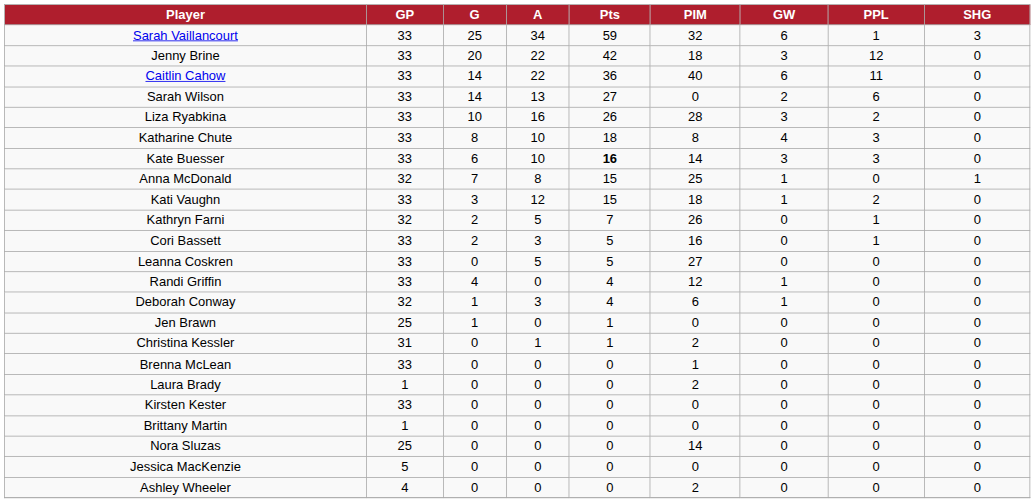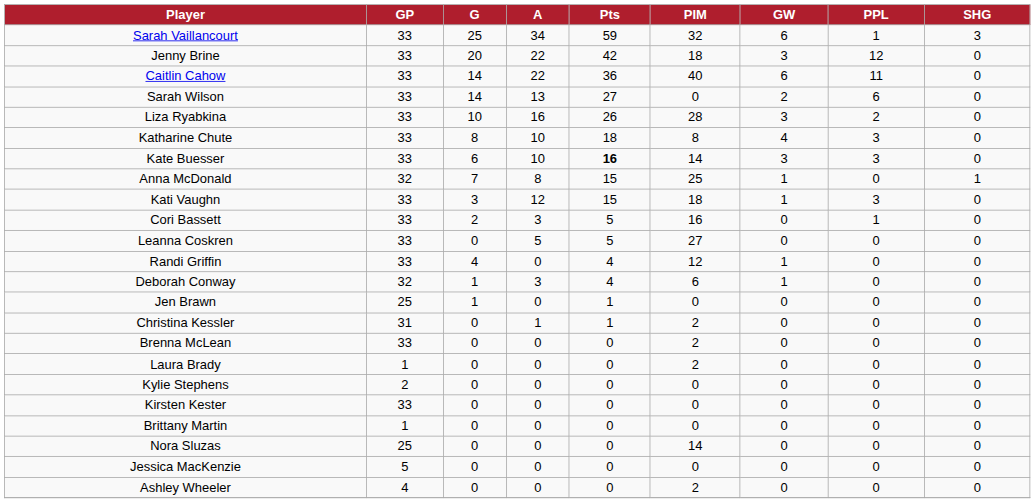(876, 199) 2 -> (876, 199) 3
- row: (185, 220)
(695, 364) 1 -> (695, 343) 2
+ row: (185, 384)
